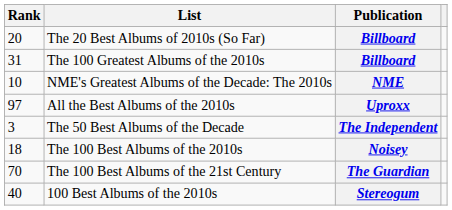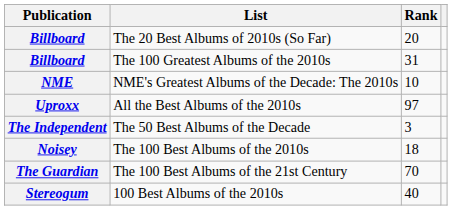columns swapped: (388, 15) <-> (24, 15)
